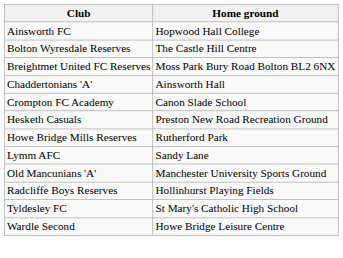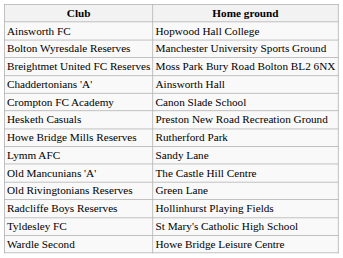(206, 48) The Castle Hill Centre -> (241, 48) Manchester University Sports Ground
(241, 173) Manchester University Sports Ground -> (206, 173) The Castle Hill Centre
+ row: (70, 191)
